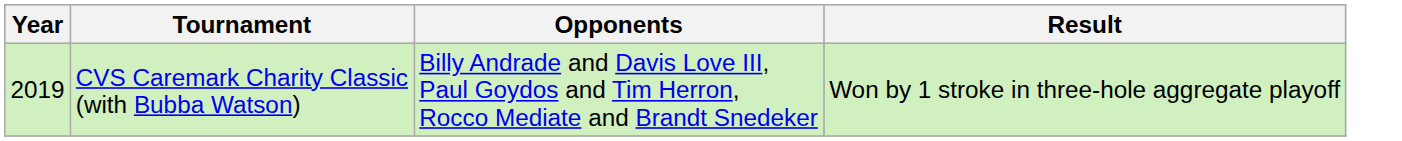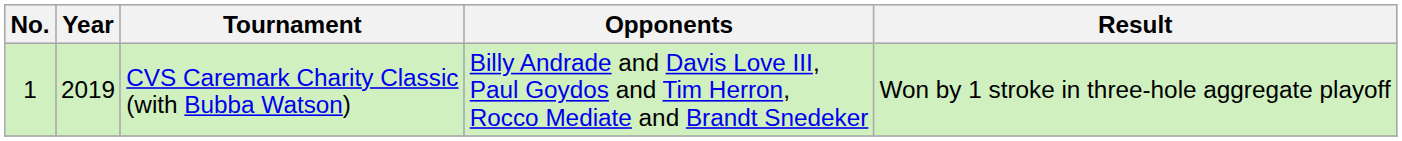+ column: (30, 24)
